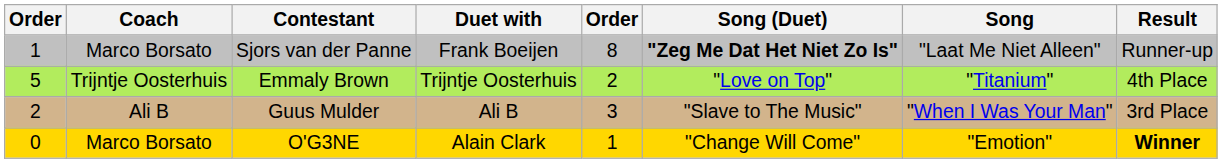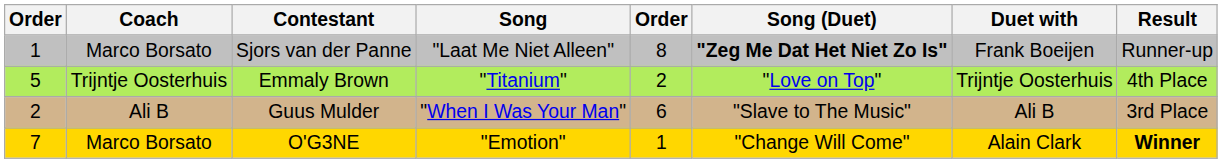columns swapped: (1010, 19) <-> (499, 19)
(612, 111) 3 -> (661, 111) 6
(35, 142) 0 -> (35, 142) 7
